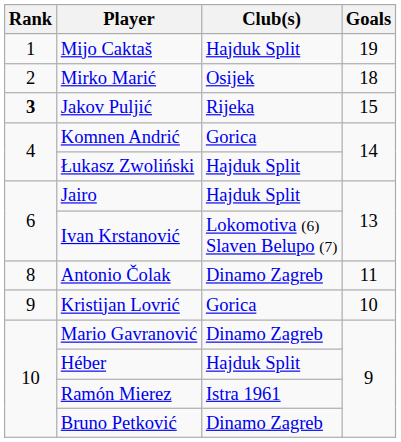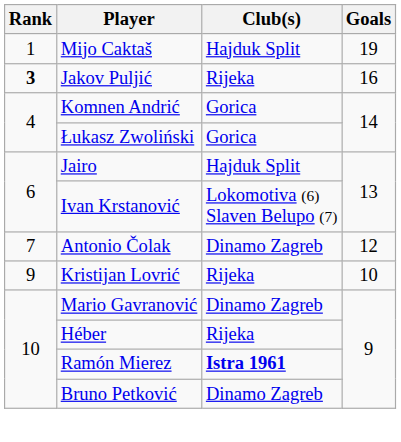- row: (108, 78)
(369, 107) 15 -> (369, 78) 16
(253, 166) Hajduk Split -> (231, 136) Gorica
(31, 275) 8 -> (31, 246) 7
(369, 275) 11 -> (369, 246) 12
(231, 305) Gorica -> (230, 275) Rijeka
(253, 363) Hajduk Split -> (230, 334) Rijeka
(243, 393) normal -> (246, 363) bold
